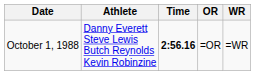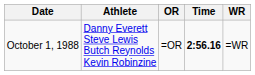columns swapped: (178, 12) <-> (210, 12)
